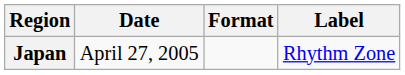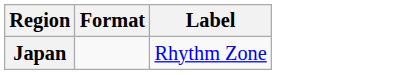- column: (139, 20)
